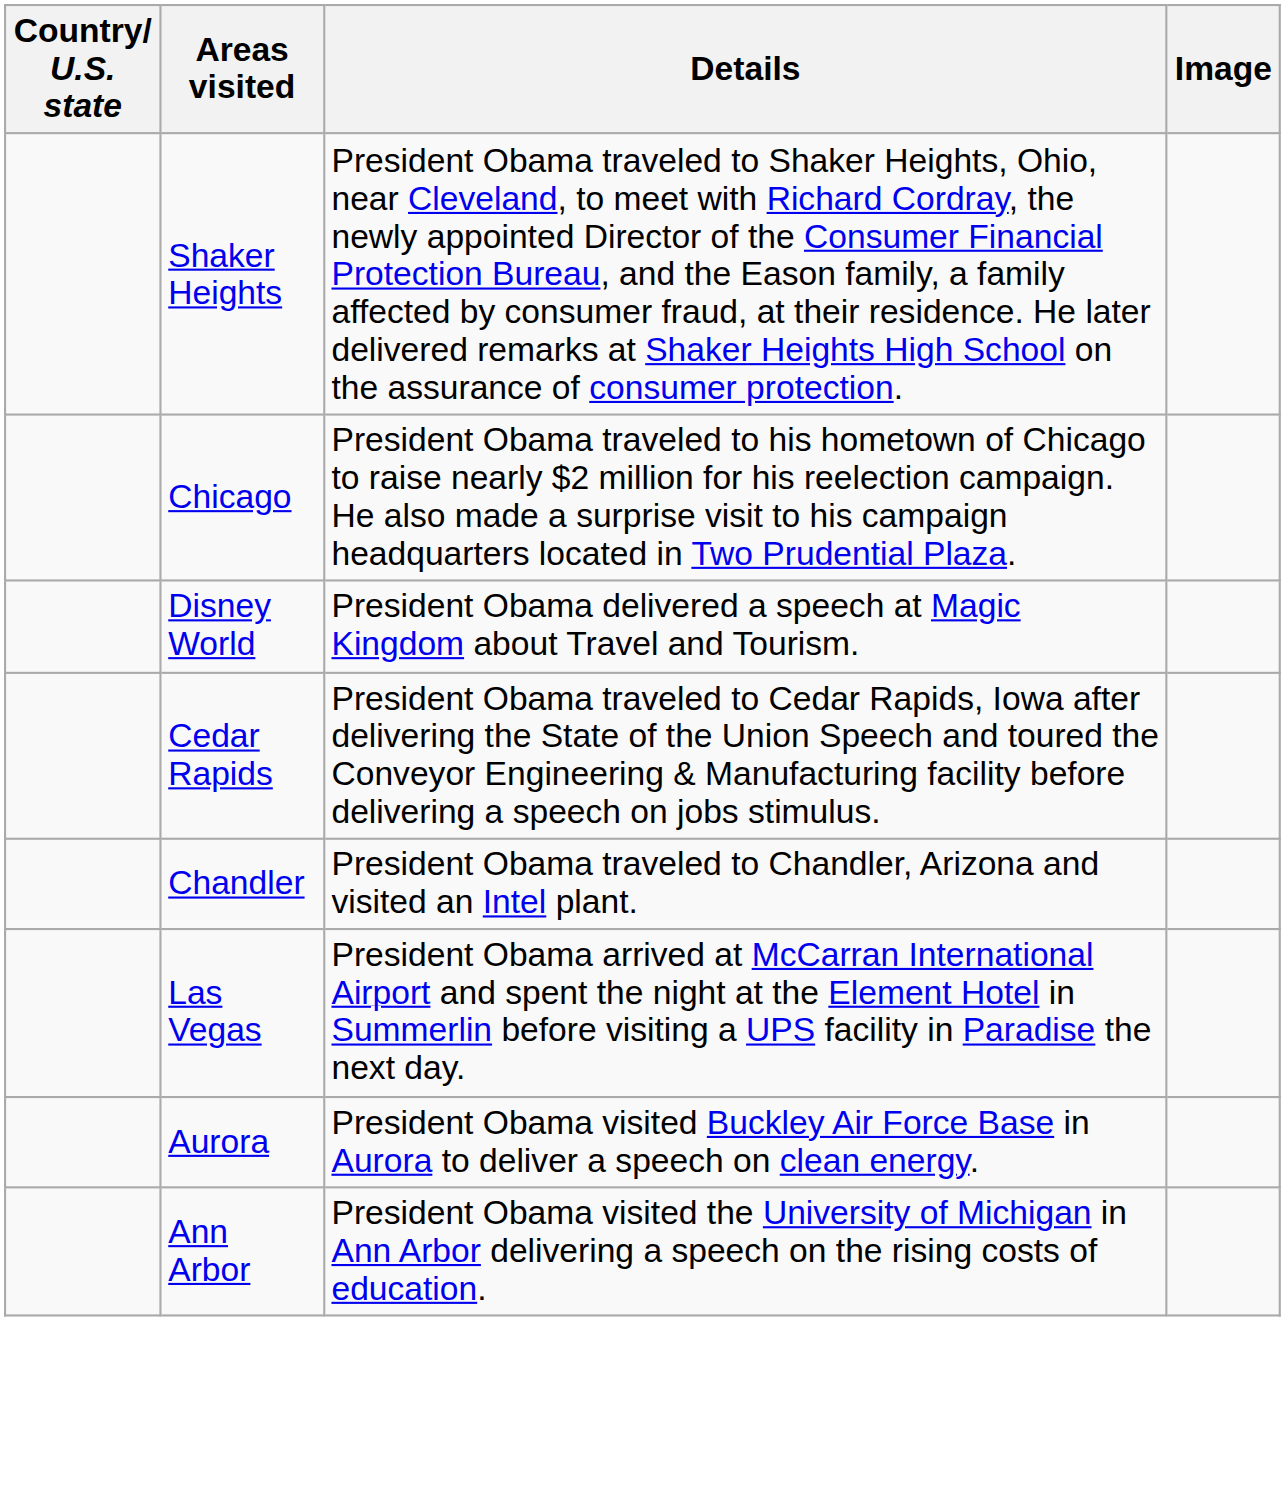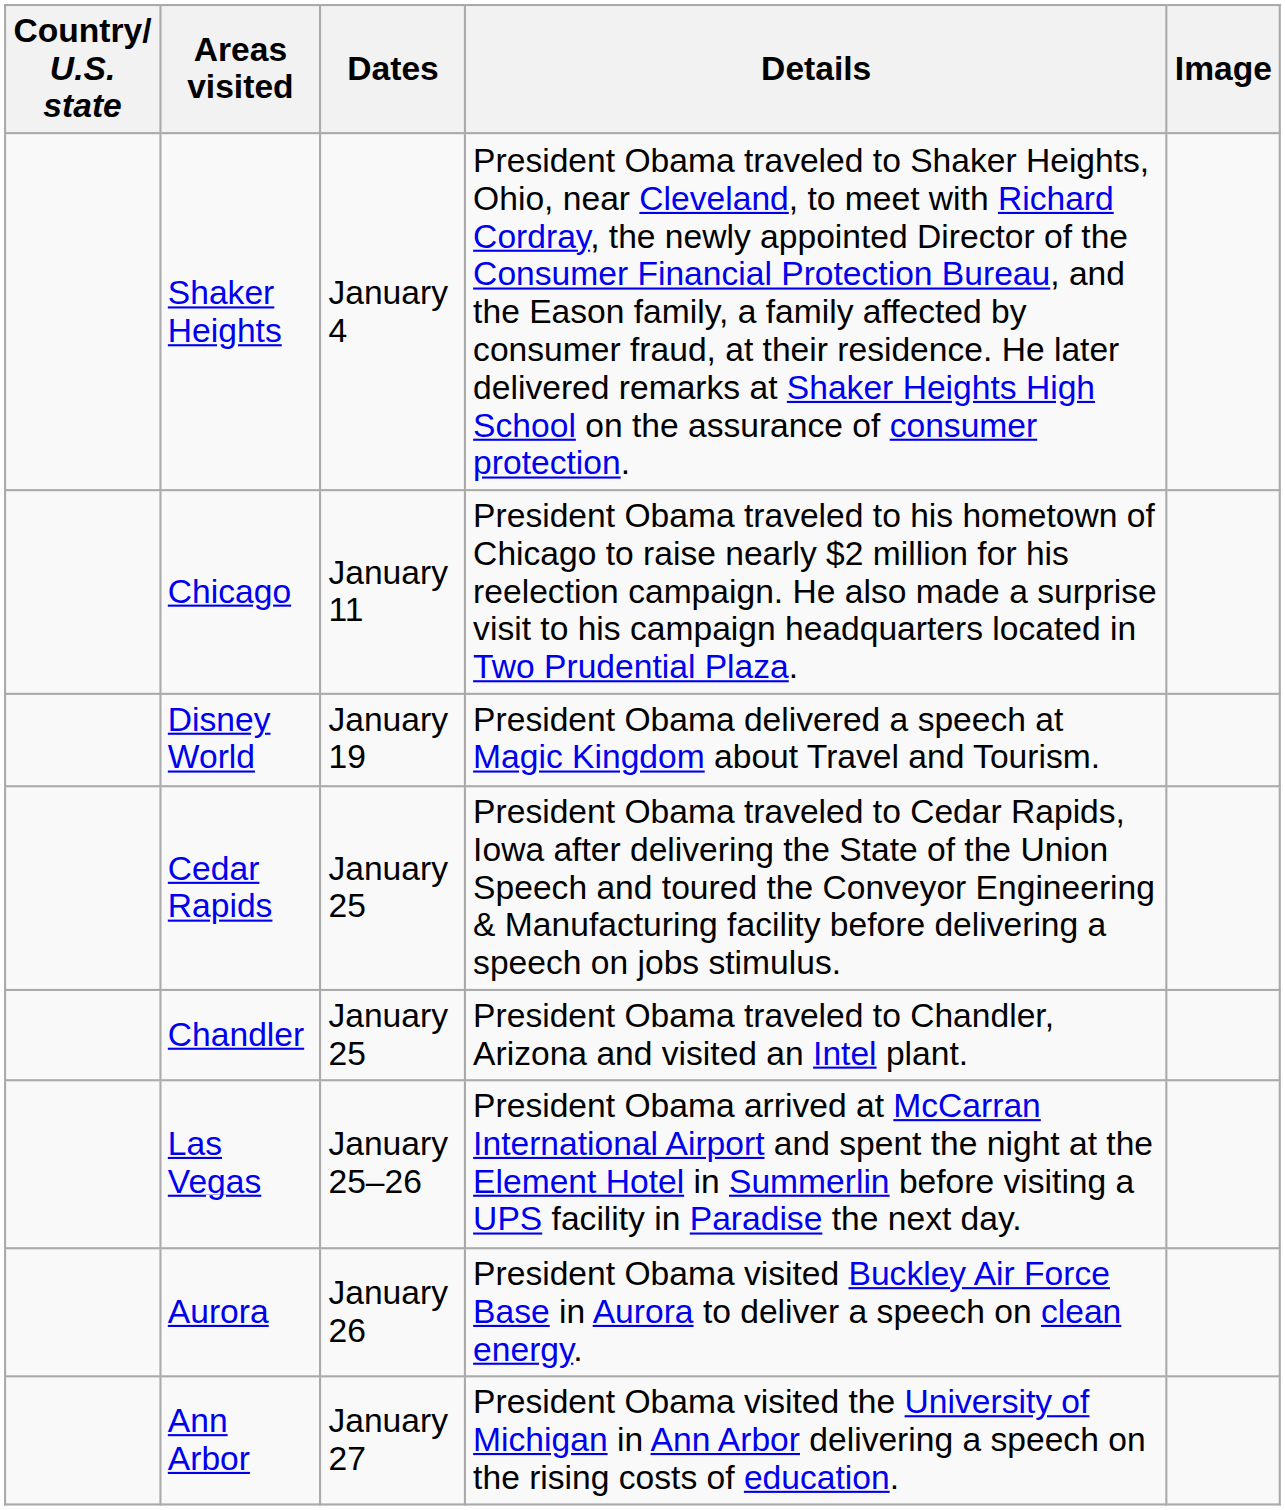+ column: (393, 68)
